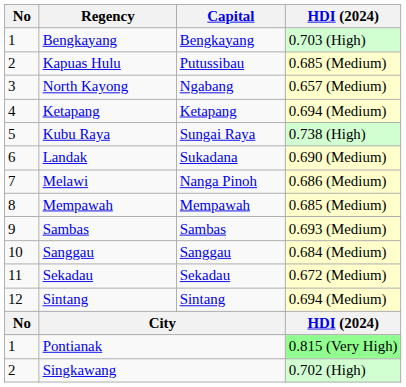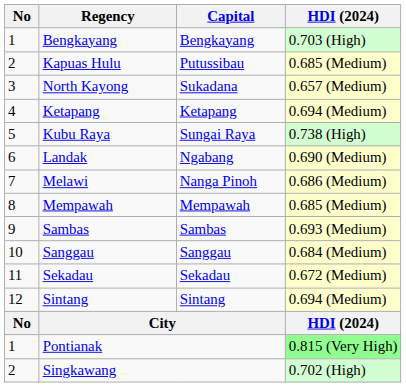(207, 87) Ngabang -> (209, 87) Sukadana
(209, 157) Sukadana -> (207, 157) Ngabang
